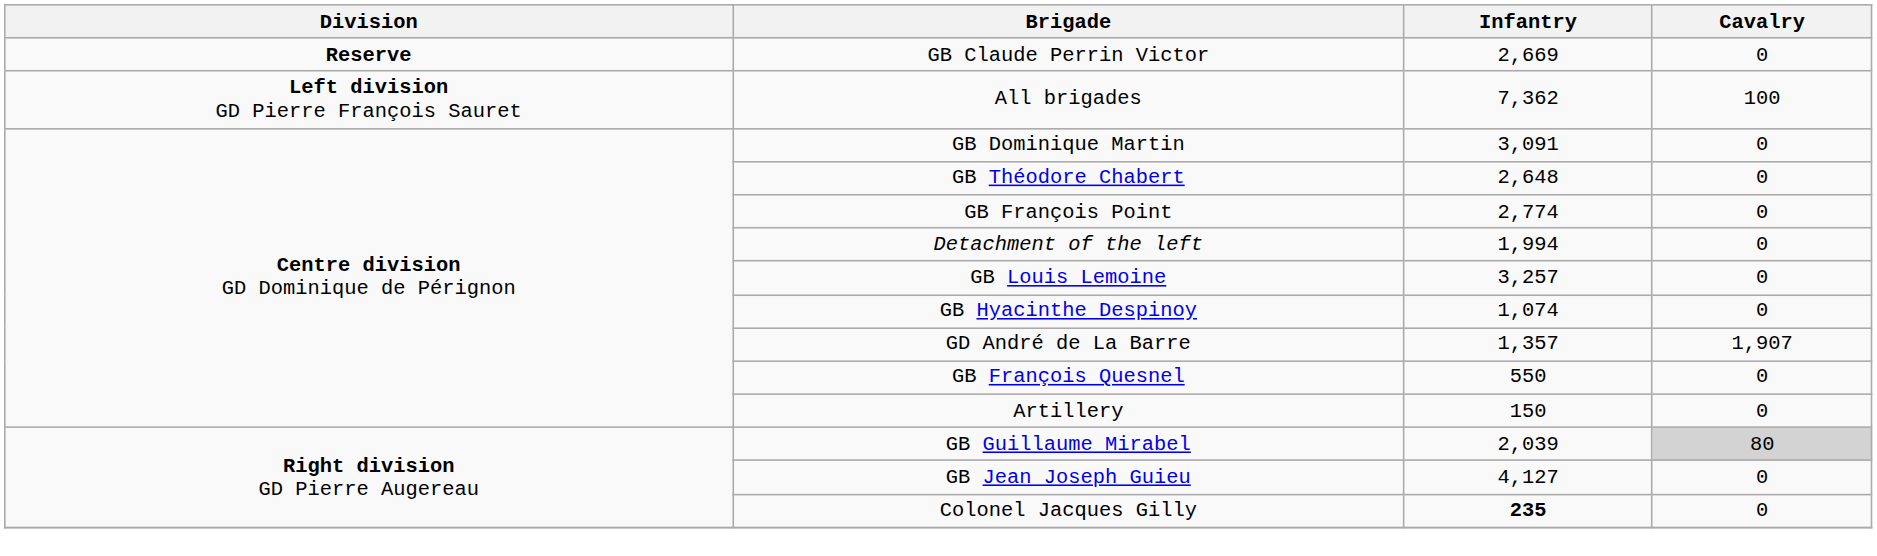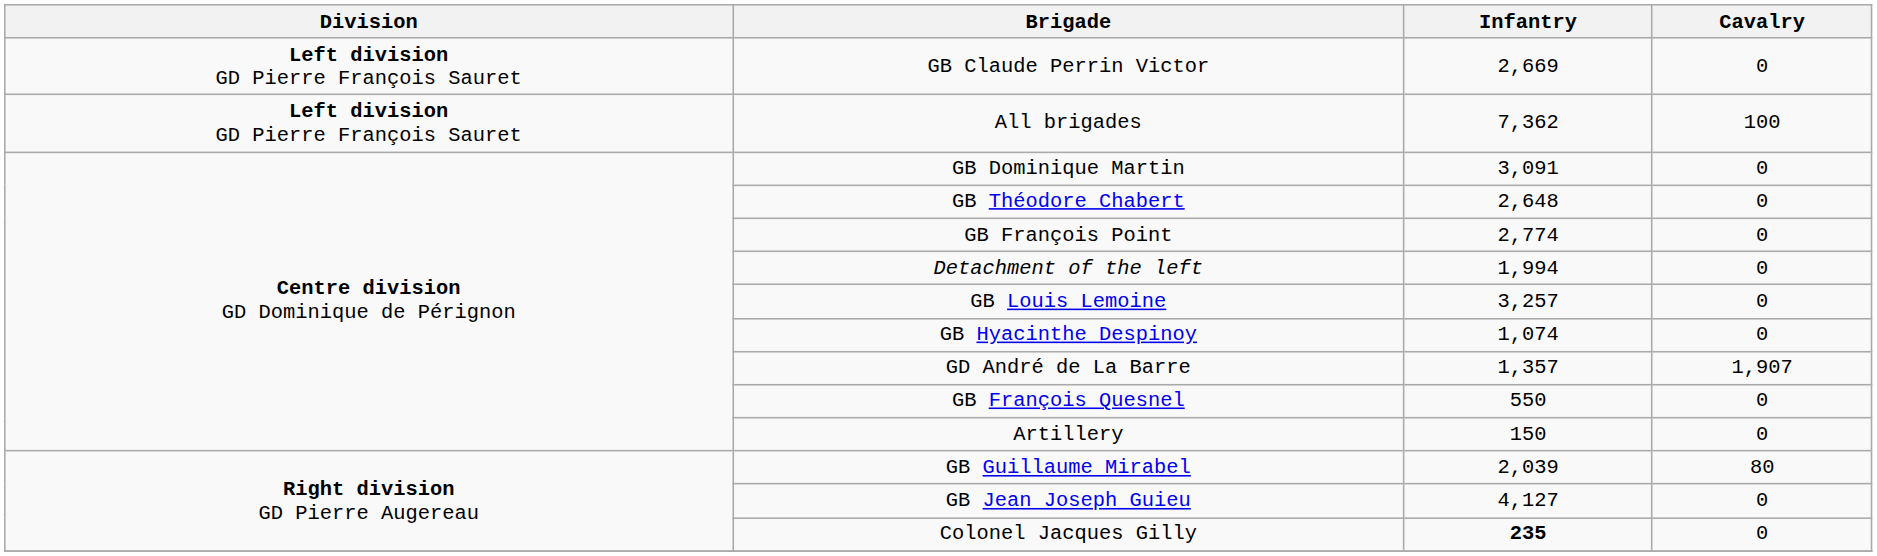(369, 55) Reserve -> (369, 66) Left division GD Pierre François Sauret
(1762, 444) lightgrey background -> (1762, 468) no background
